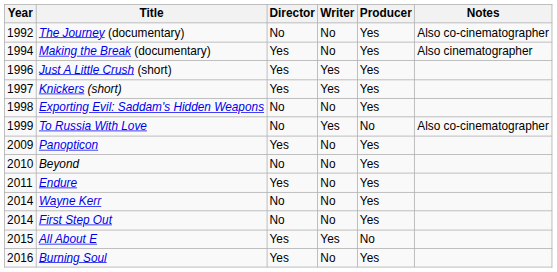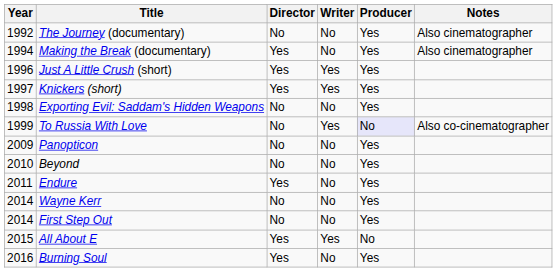(483, 32) Also co-cinematographer -> (475, 32) Also cinematographer
(367, 126) no background -> (367, 126) lavender background
(279, 145) Yes -> (277, 145) No
